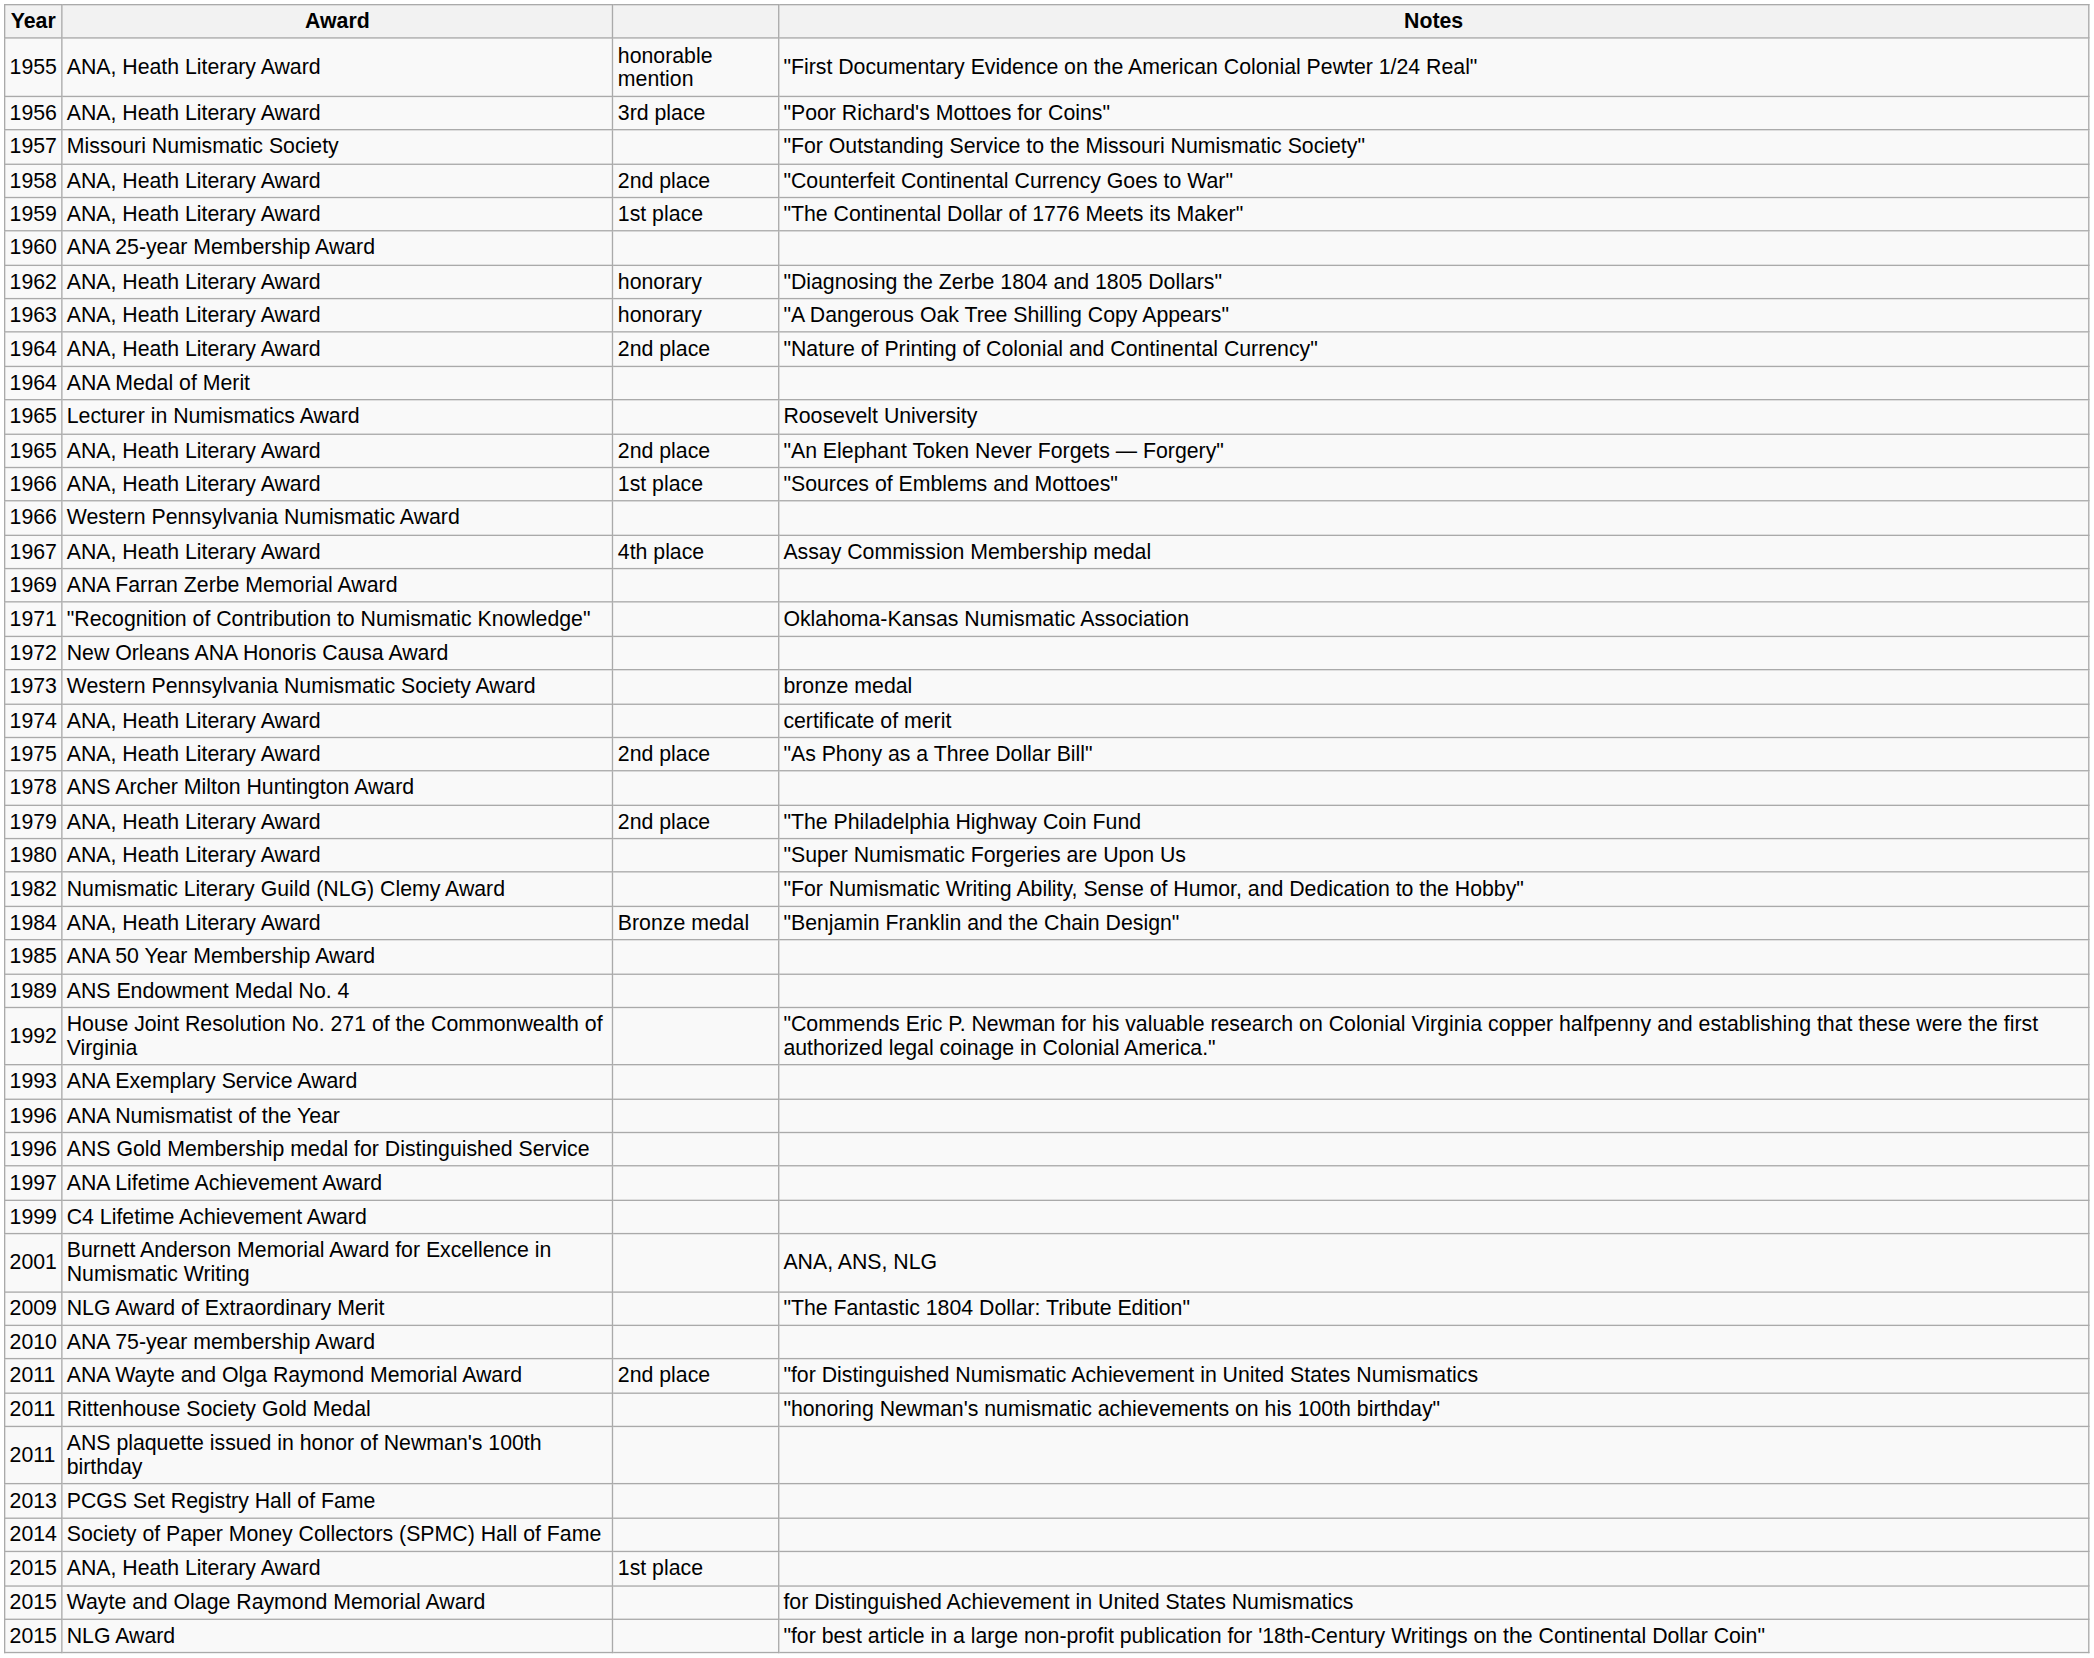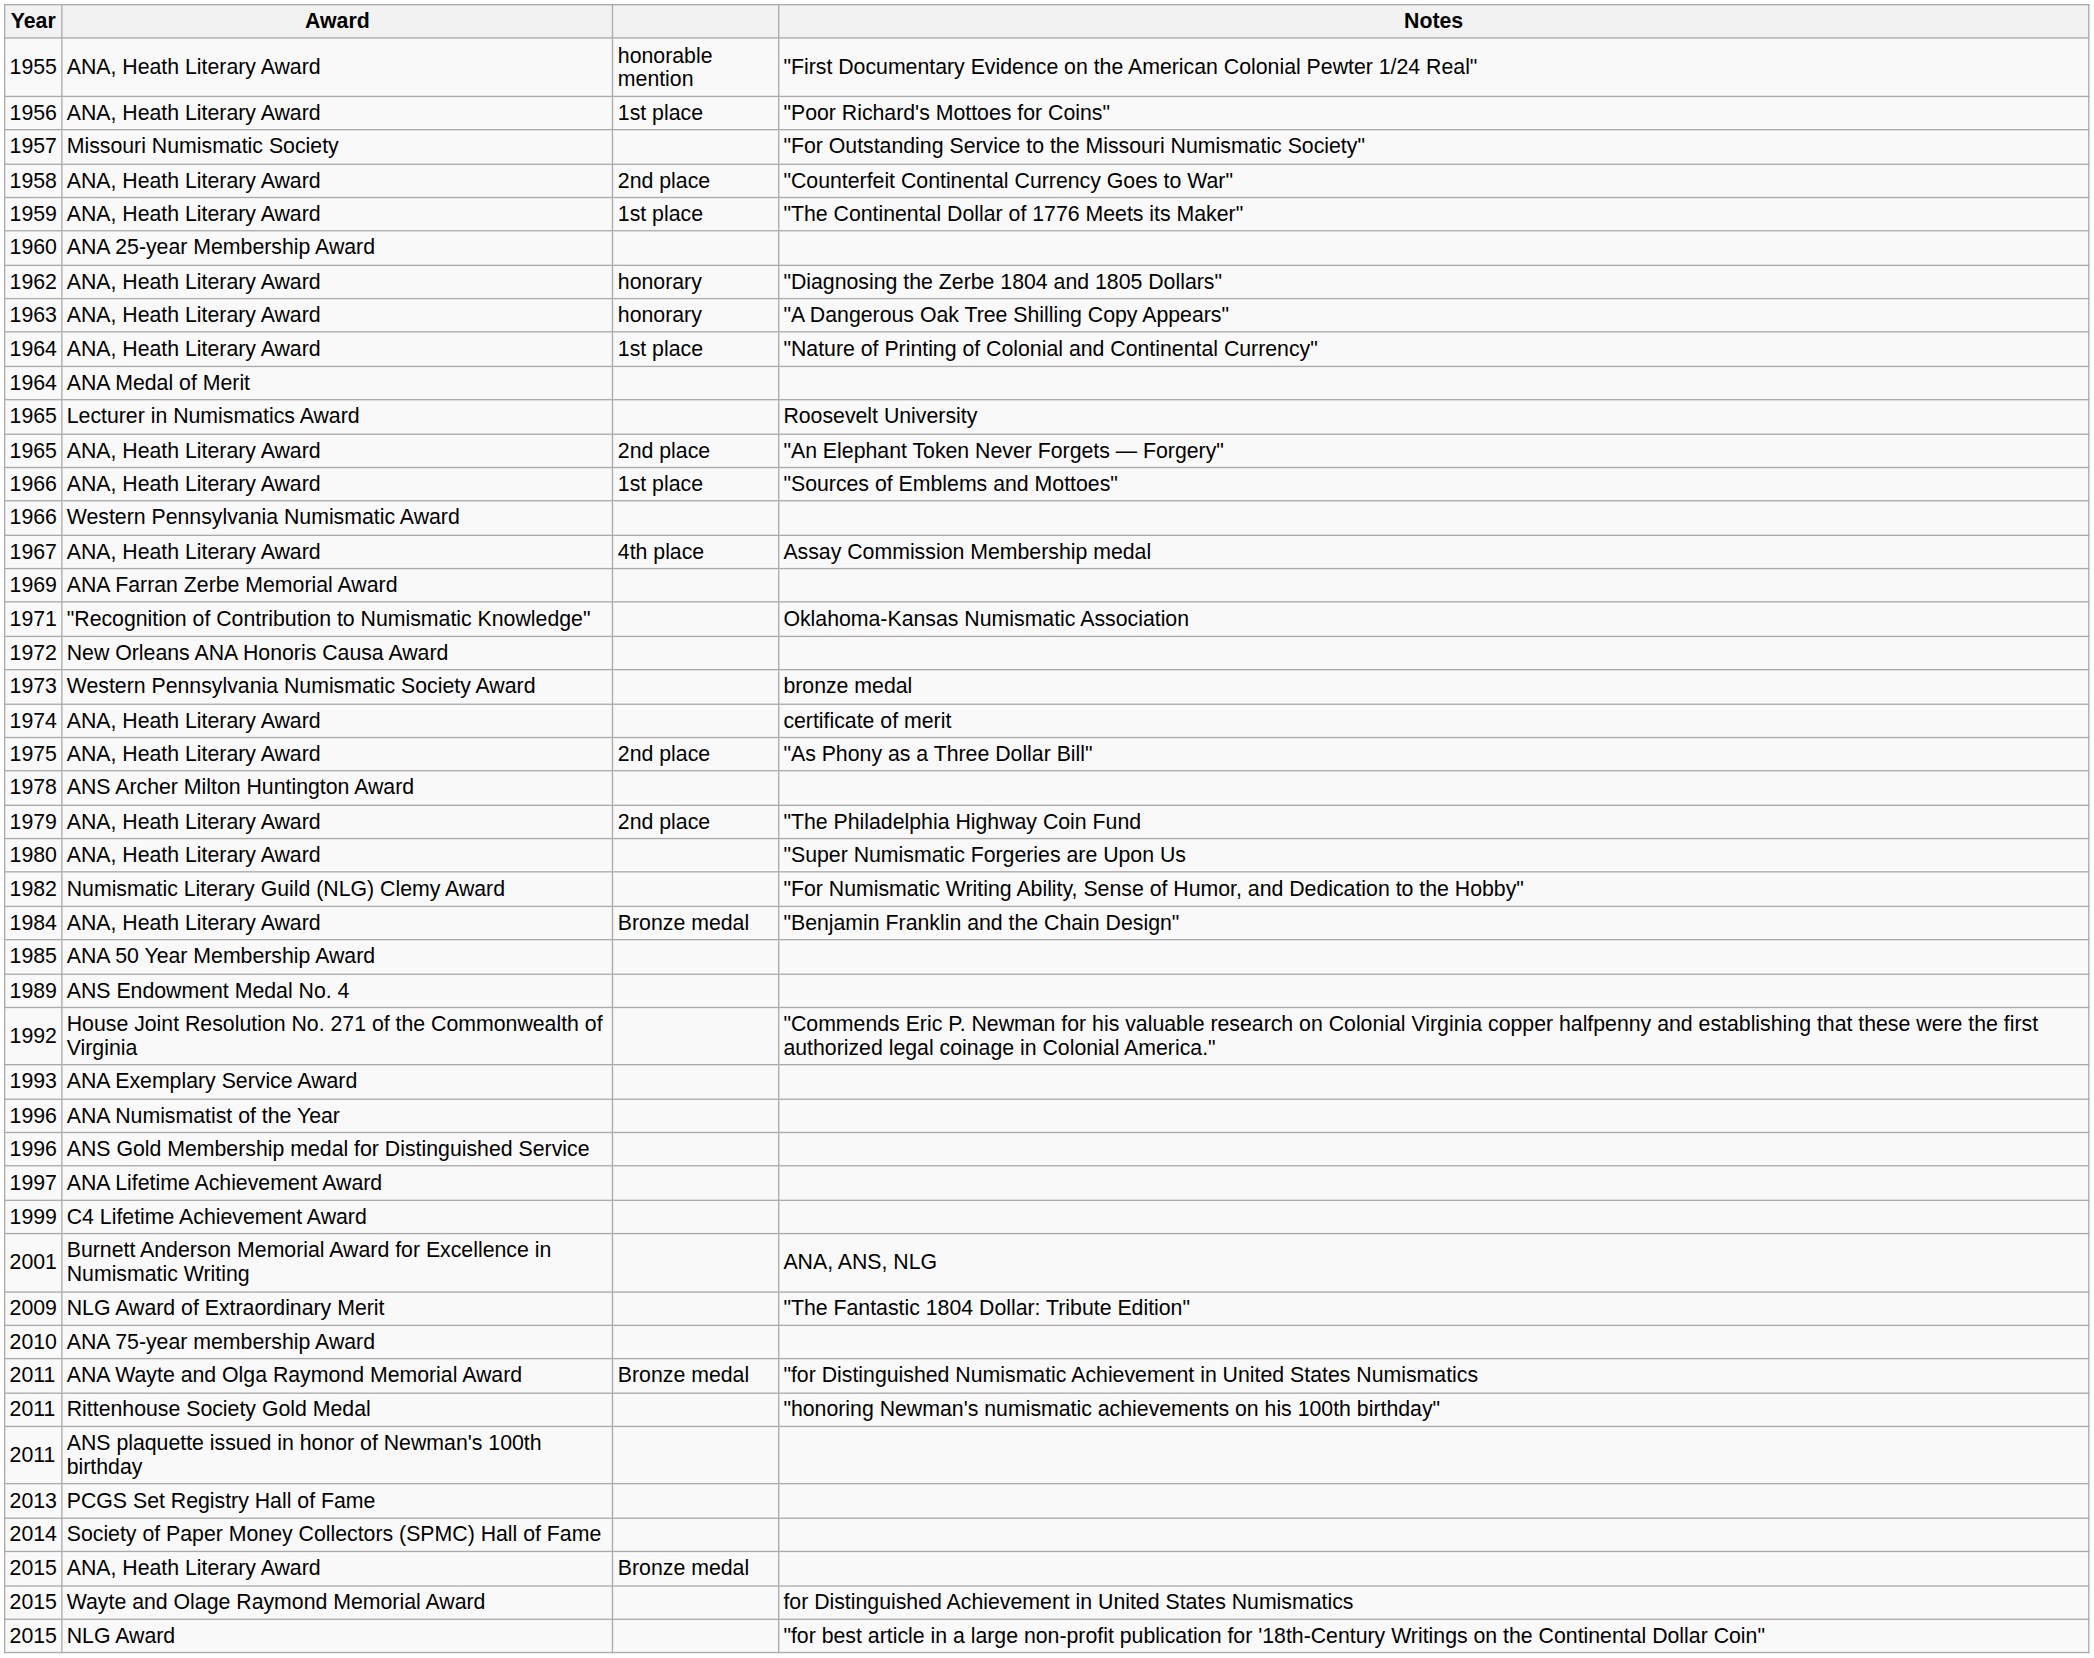(662, 112) 3rd place -> (660, 112) 1st place
(664, 349) 2nd place -> (660, 349) 1st place
(664, 1375) 2nd place -> (683, 1375) Bronze medal
(660, 1568) 1st place -> (683, 1568) Bronze medal
